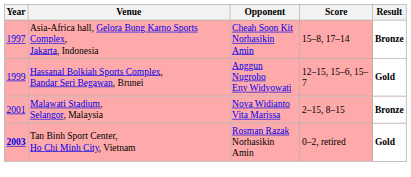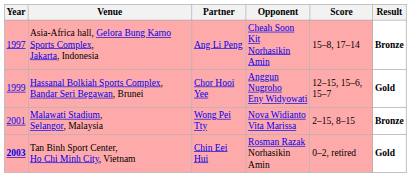+ column: (219, 12)
